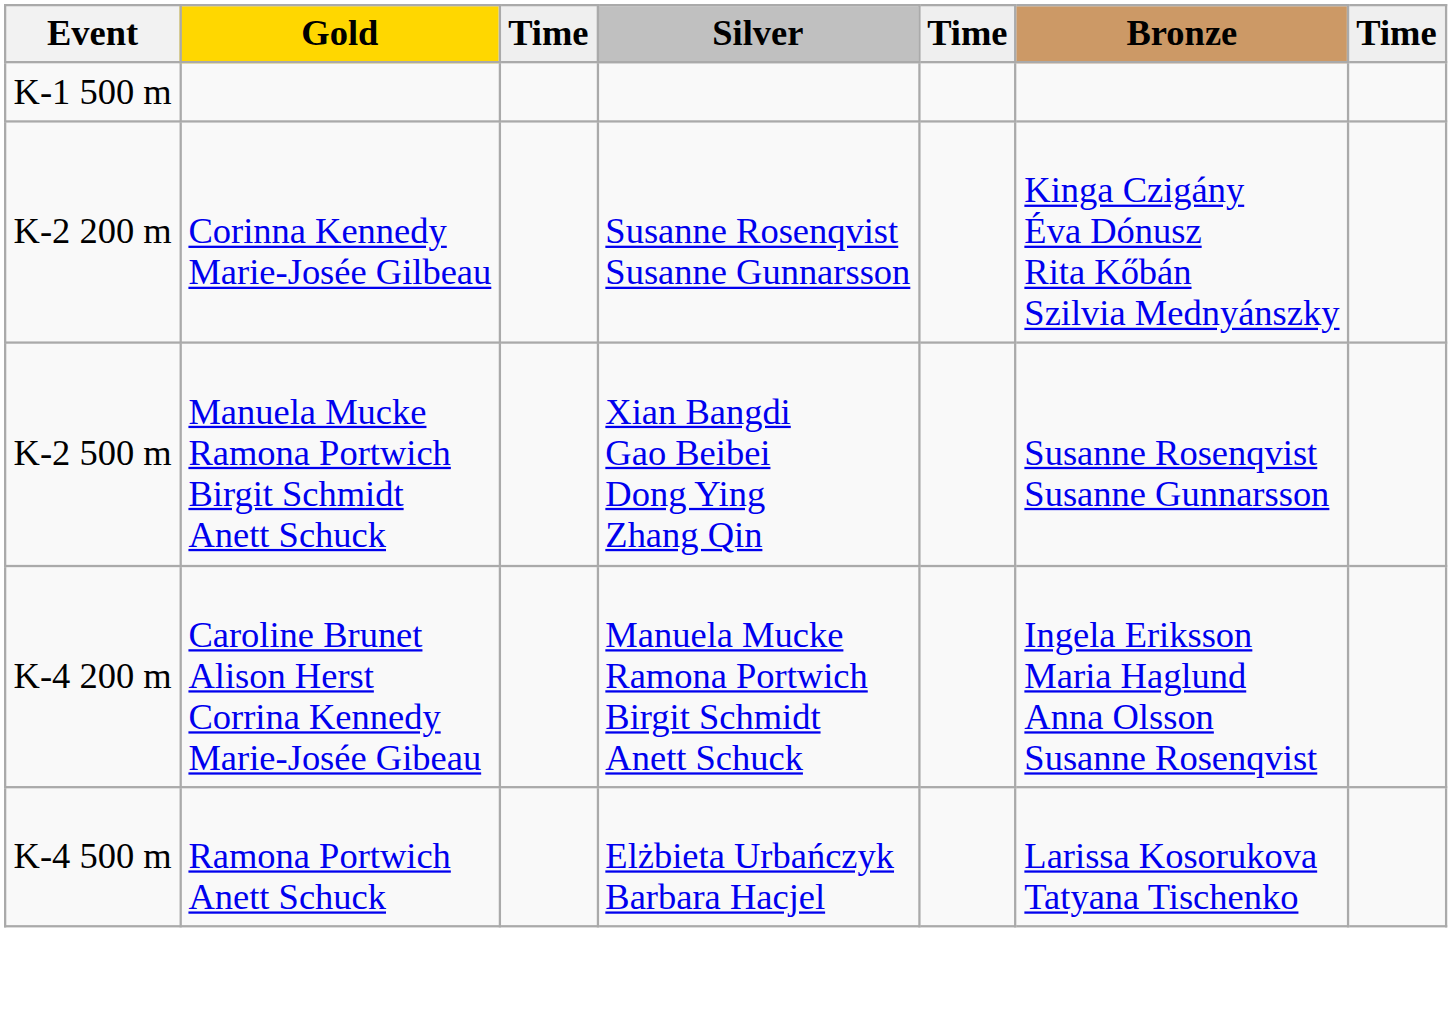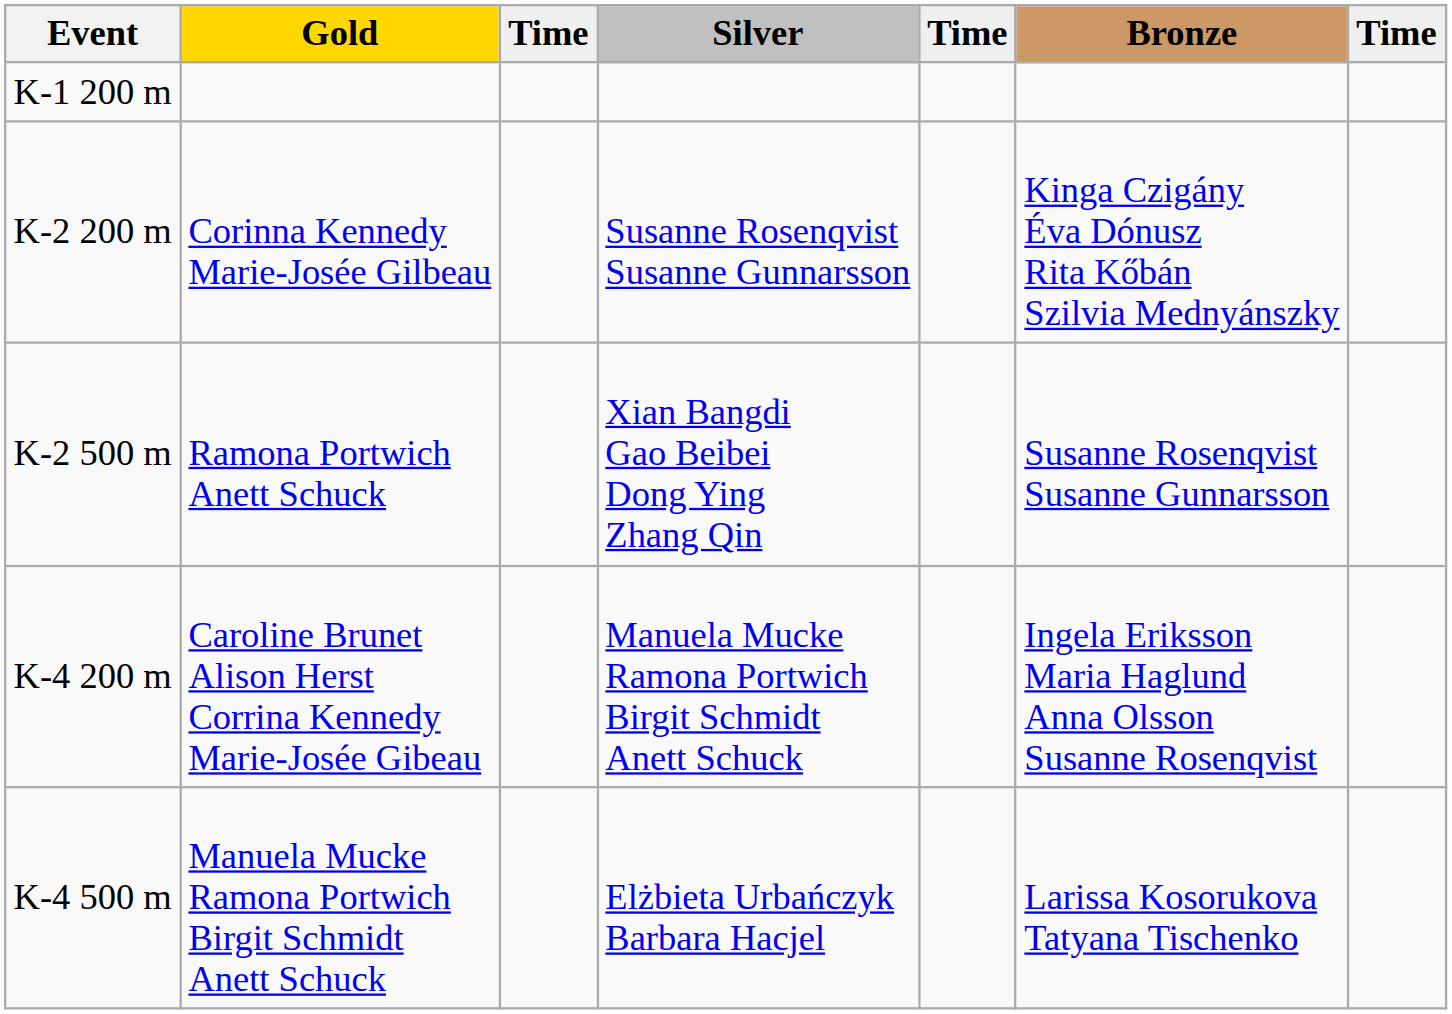+ row: (93, 91)
- row: (93, 91)
(320, 473) Manuela Mucke Ramona Portwich Birgit Schmidt Anett Schuck -> (320, 473) Ramona Portwich Anett Schuck
(320, 876) Ramona Portwich Anett Schuck -> (320, 917) Manuela Mucke Ramona Portwich Birgit Schmidt Anett Schuck
